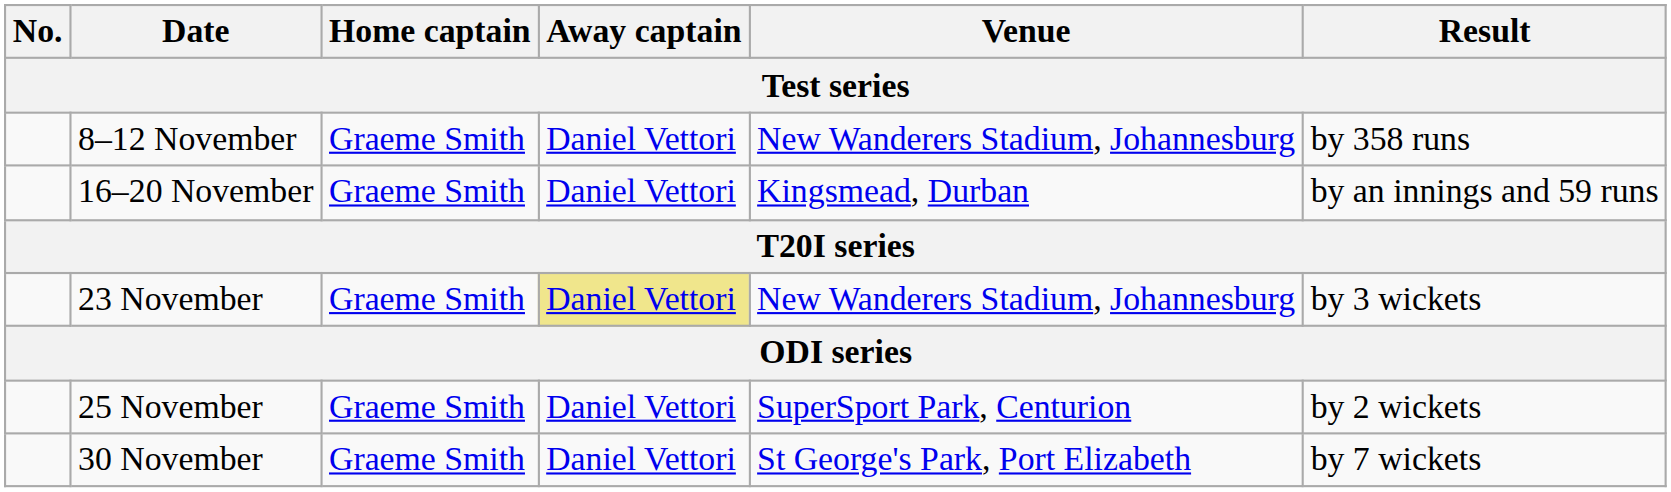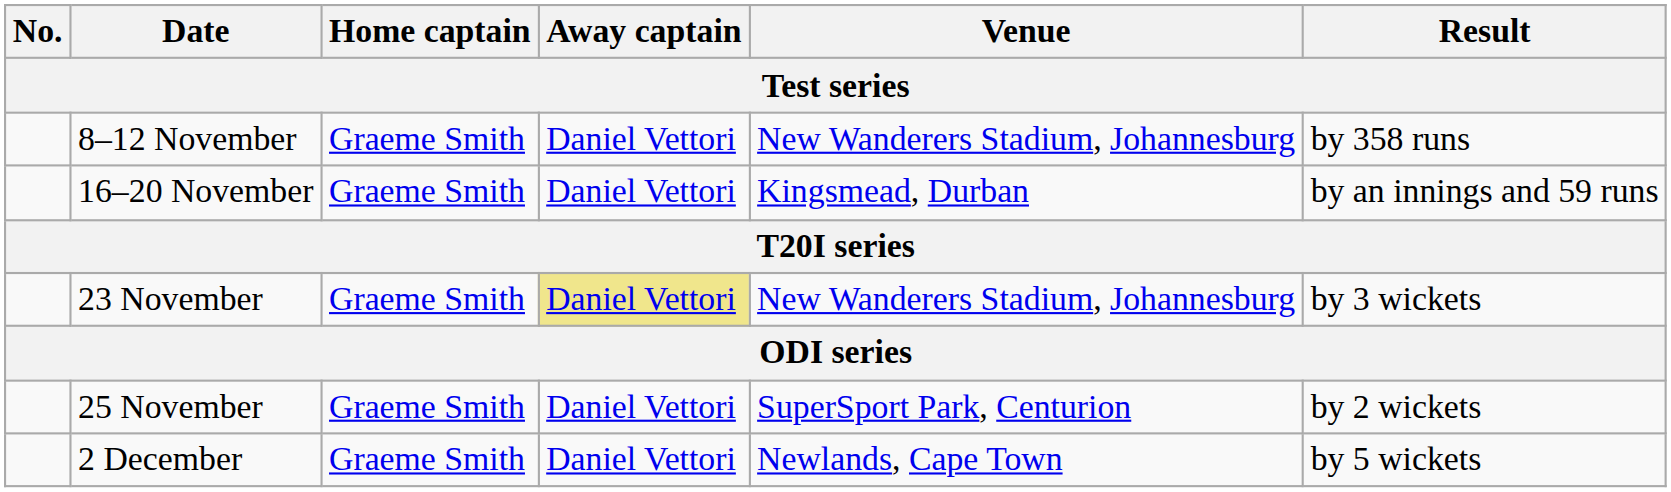- row: (170, 459)
+ row: (160, 459)
